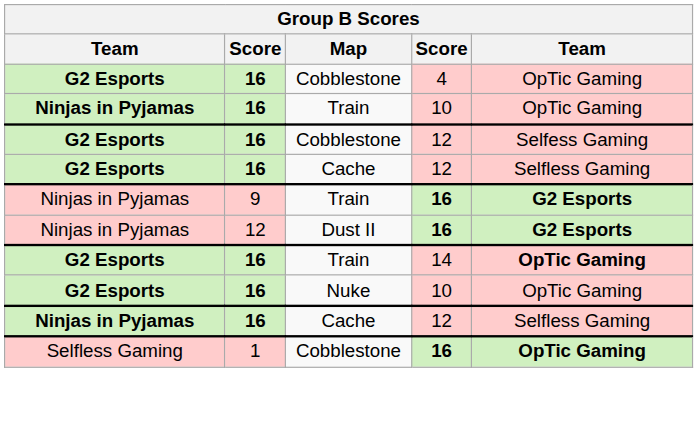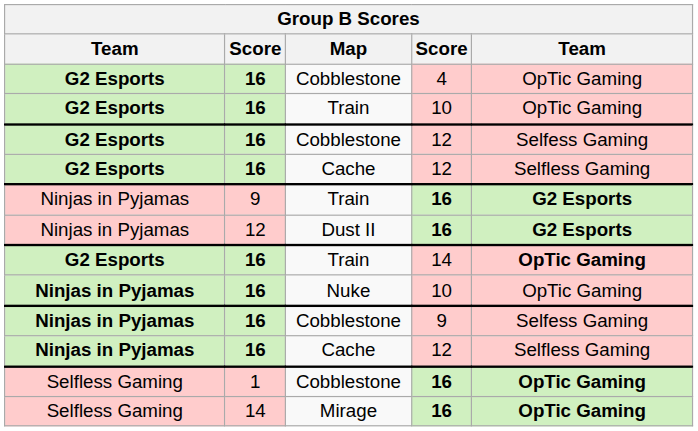(115, 108) Ninjas in Pyjamas -> (115, 108) G2 Esports
(115, 290) G2 Esports -> (115, 290) Ninjas in Pyjamas
+ row: (348, 320)
+ row: (348, 411)
